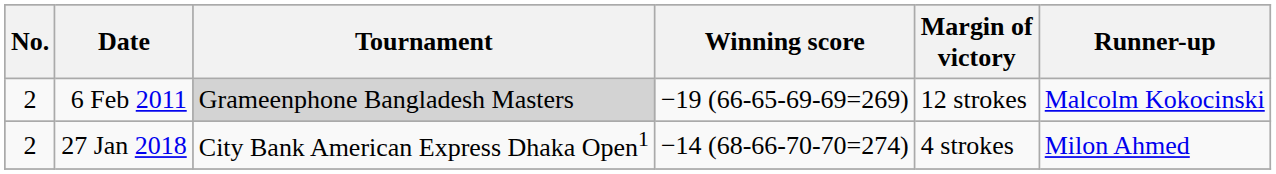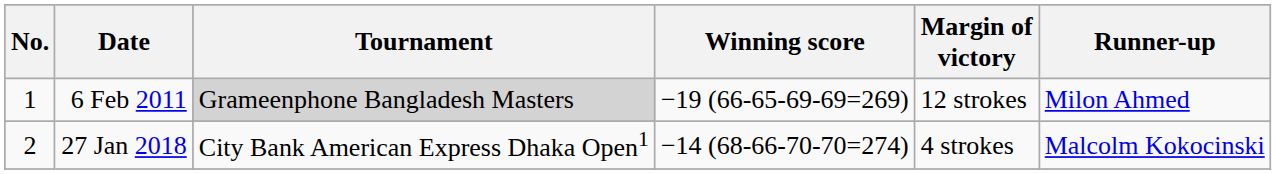(30, 99) 2 -> (30, 99) 1
(1155, 99) Malcolm Kokocinski -> (1117, 99) Milon Ahmed
(1117, 145) Milon Ahmed -> (1155, 145) Malcolm Kokocinski
